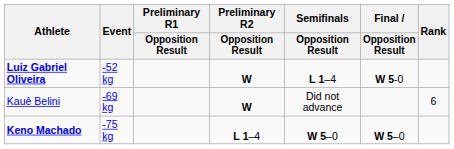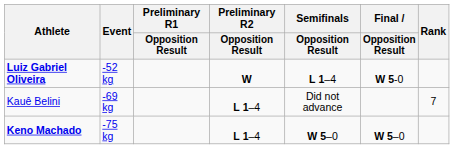(247, 108) W -> (247, 108) L 1–4
(433, 102) 6 -> (433, 102) 7
